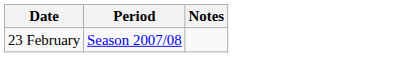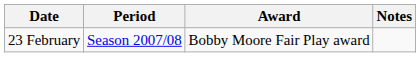+ column: (279, 16)
